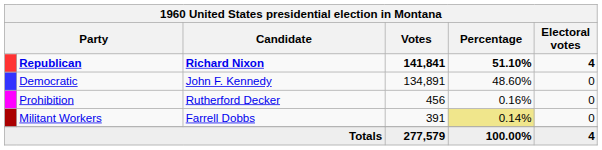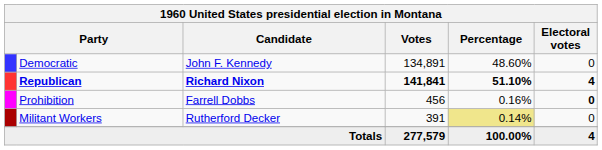rows swapped: (50, 63) <-> (48, 81)
(233, 100) Rutherford Decker -> (220, 100) Farrell Dobbs
(591, 100) normal -> (591, 100) bold
(220, 118) Farrell Dobbs -> (233, 118) Rutherford Decker
